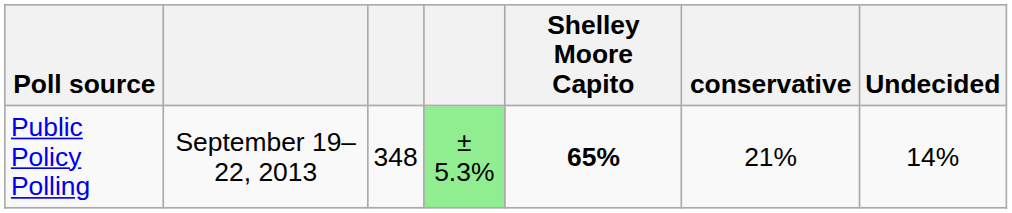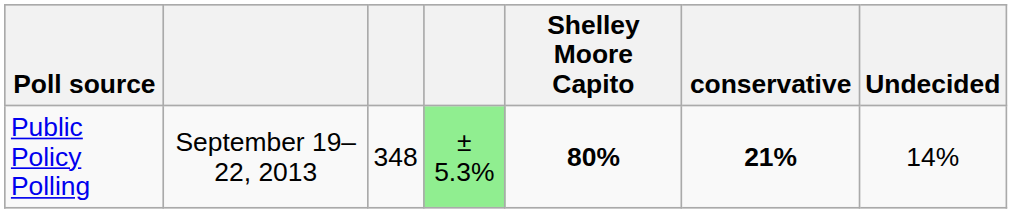(593, 156) 65% -> (593, 156) 80%
(771, 156) normal -> (771, 156) bold
